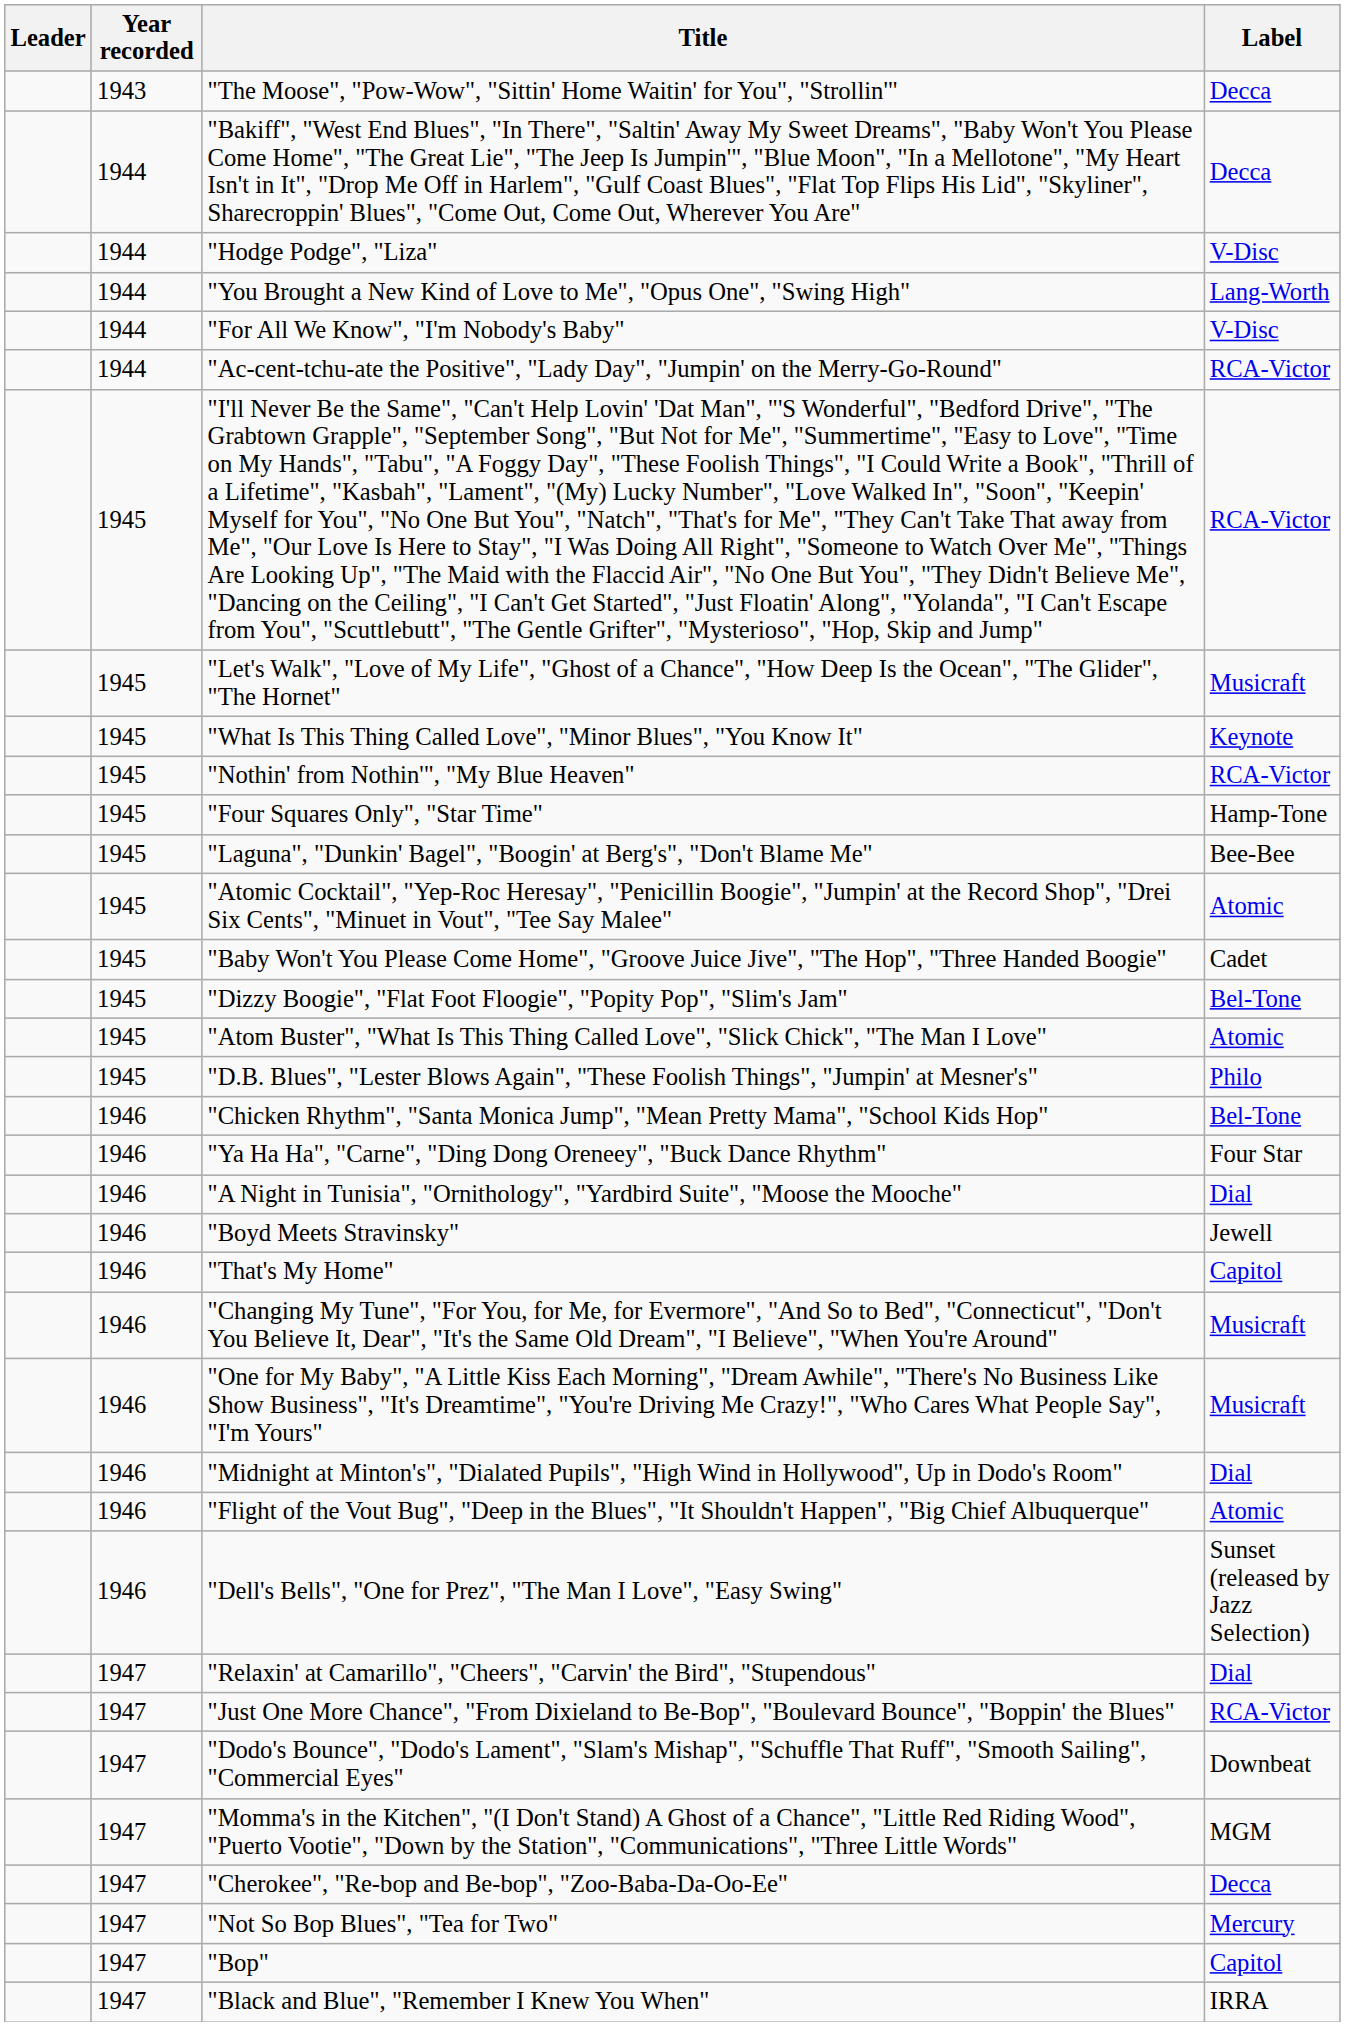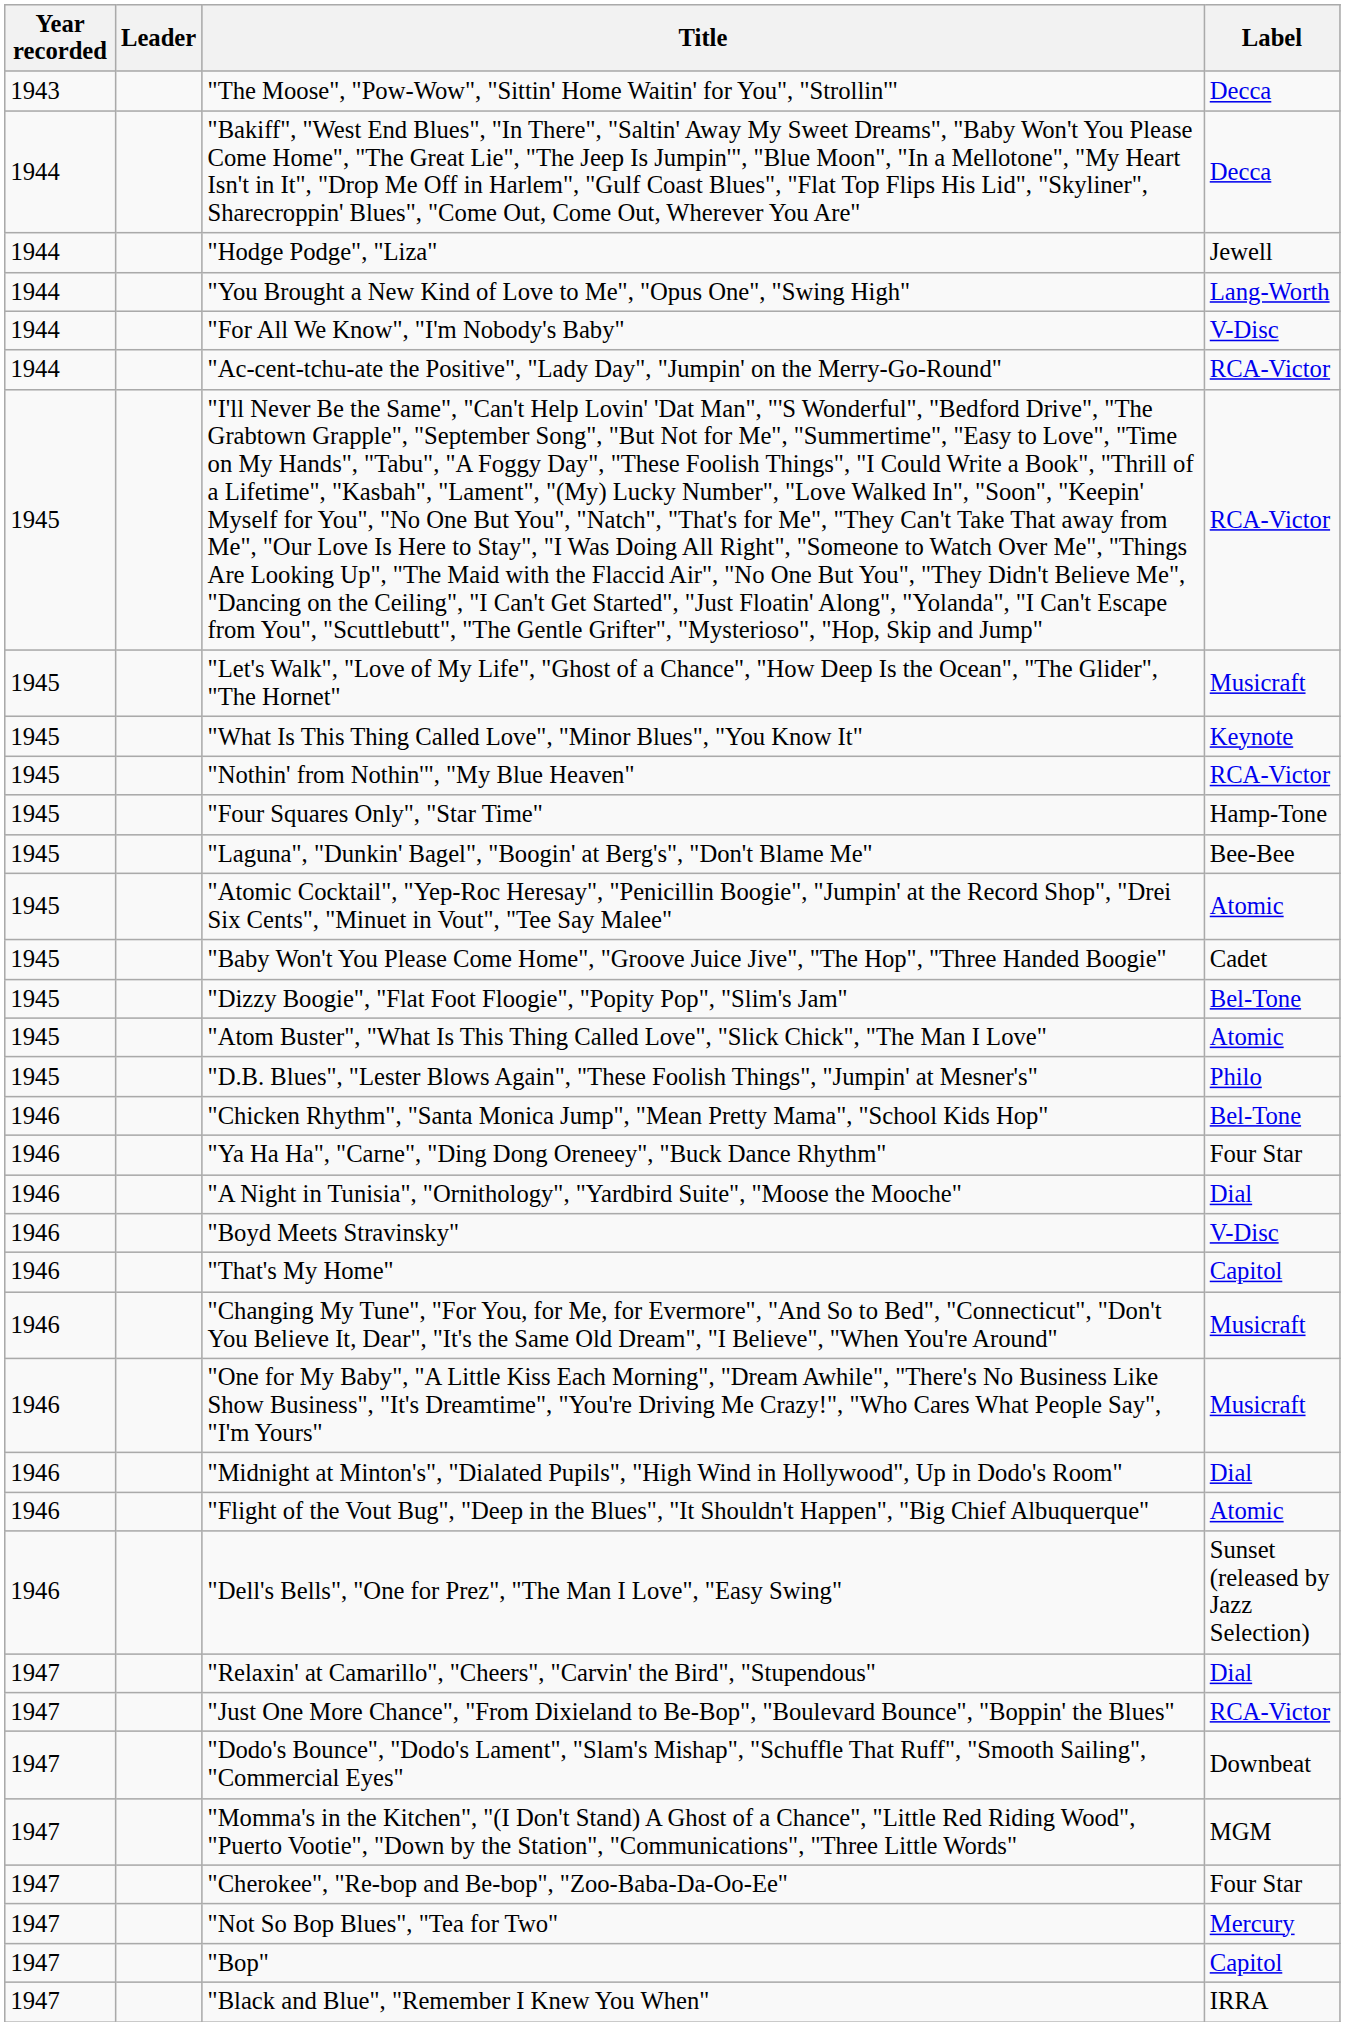columns swapped: (147, 37) <-> (48, 37)
(1244, 252) V-Disc -> (1241, 252) Jewell
(1241, 1232) Jewell -> (1244, 1232) V-Disc
(1241, 1884) Decca -> (1256, 1884) Four Star
